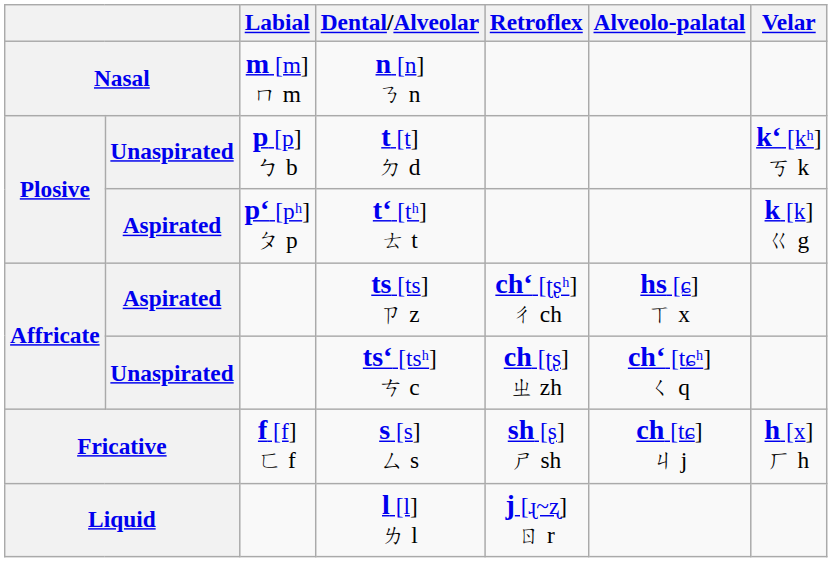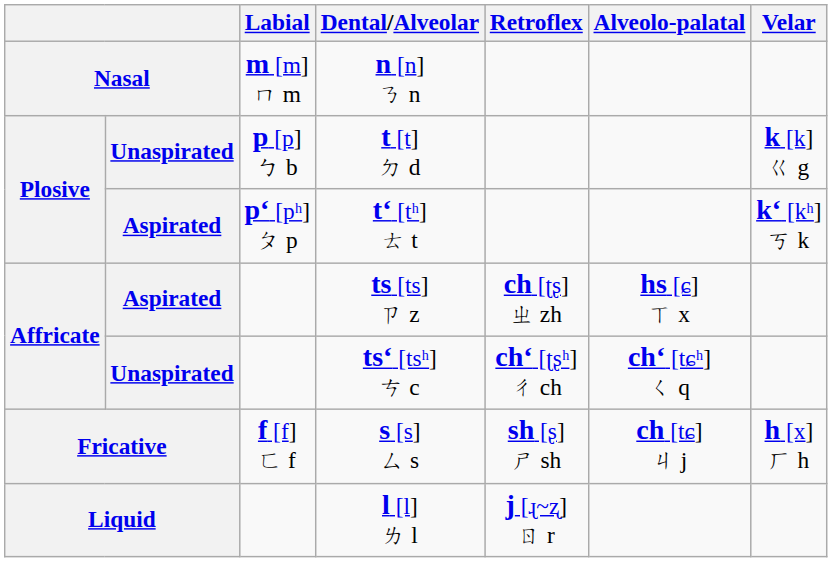(789, 150) kʻ [kʰ] ㄎ k -> (789, 150) k [k] ㄍ g
(789, 223) k [k] ㄍ g -> (789, 223) kʻ [kʰ] ㄎ k
(536, 297) chʻ [ʈʂʰ] ㄔ ch -> (536, 297) ch [ʈʂ] ㄓ zh
(536, 371) ch [ʈʂ] ㄓ zh -> (536, 371) chʻ [ʈʂʰ] ㄔ ch
